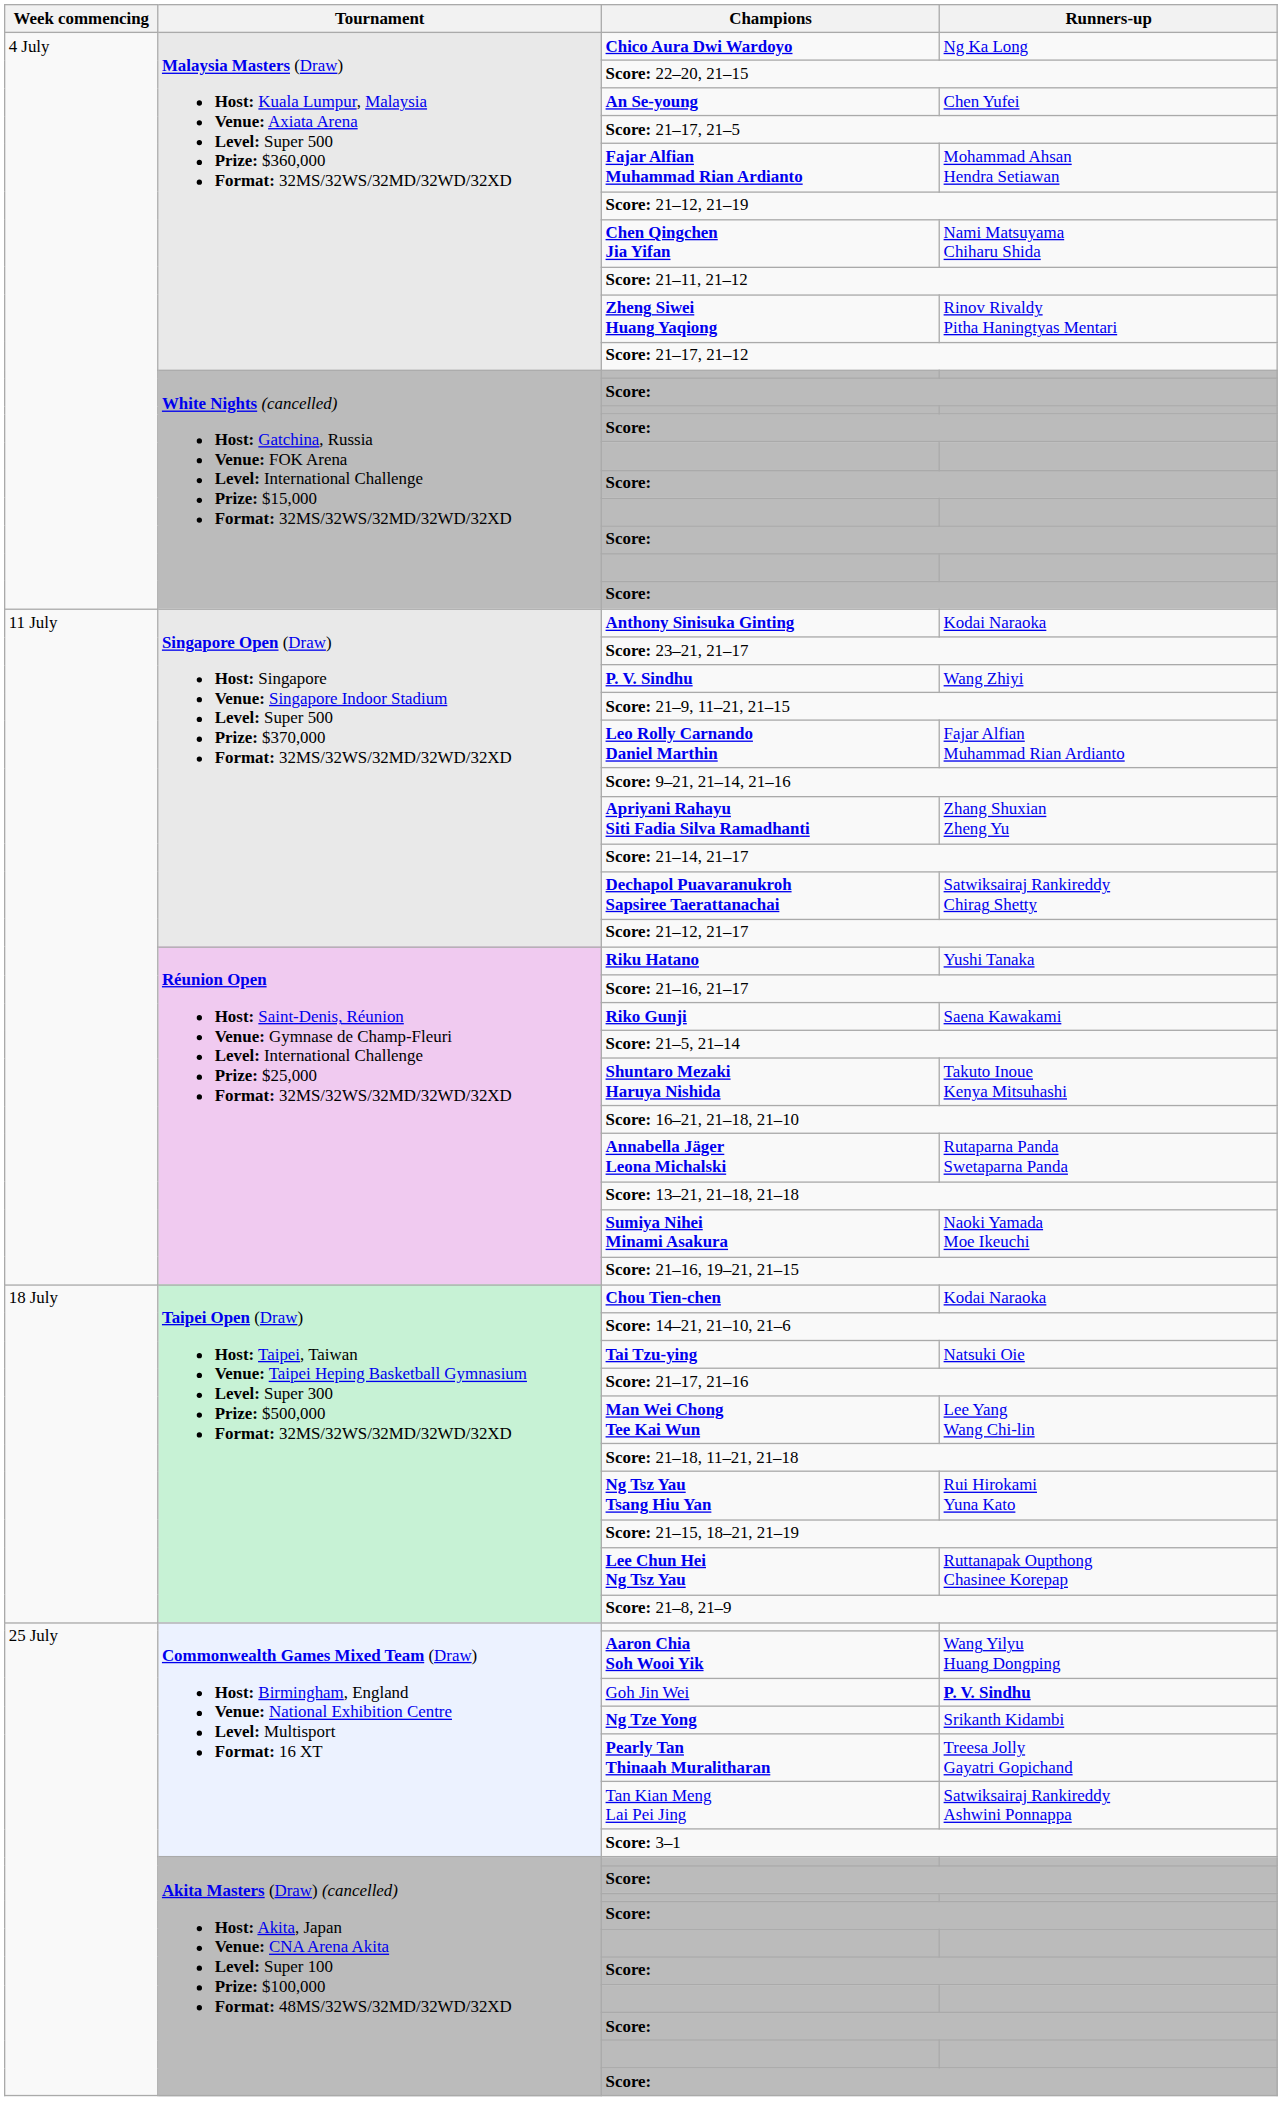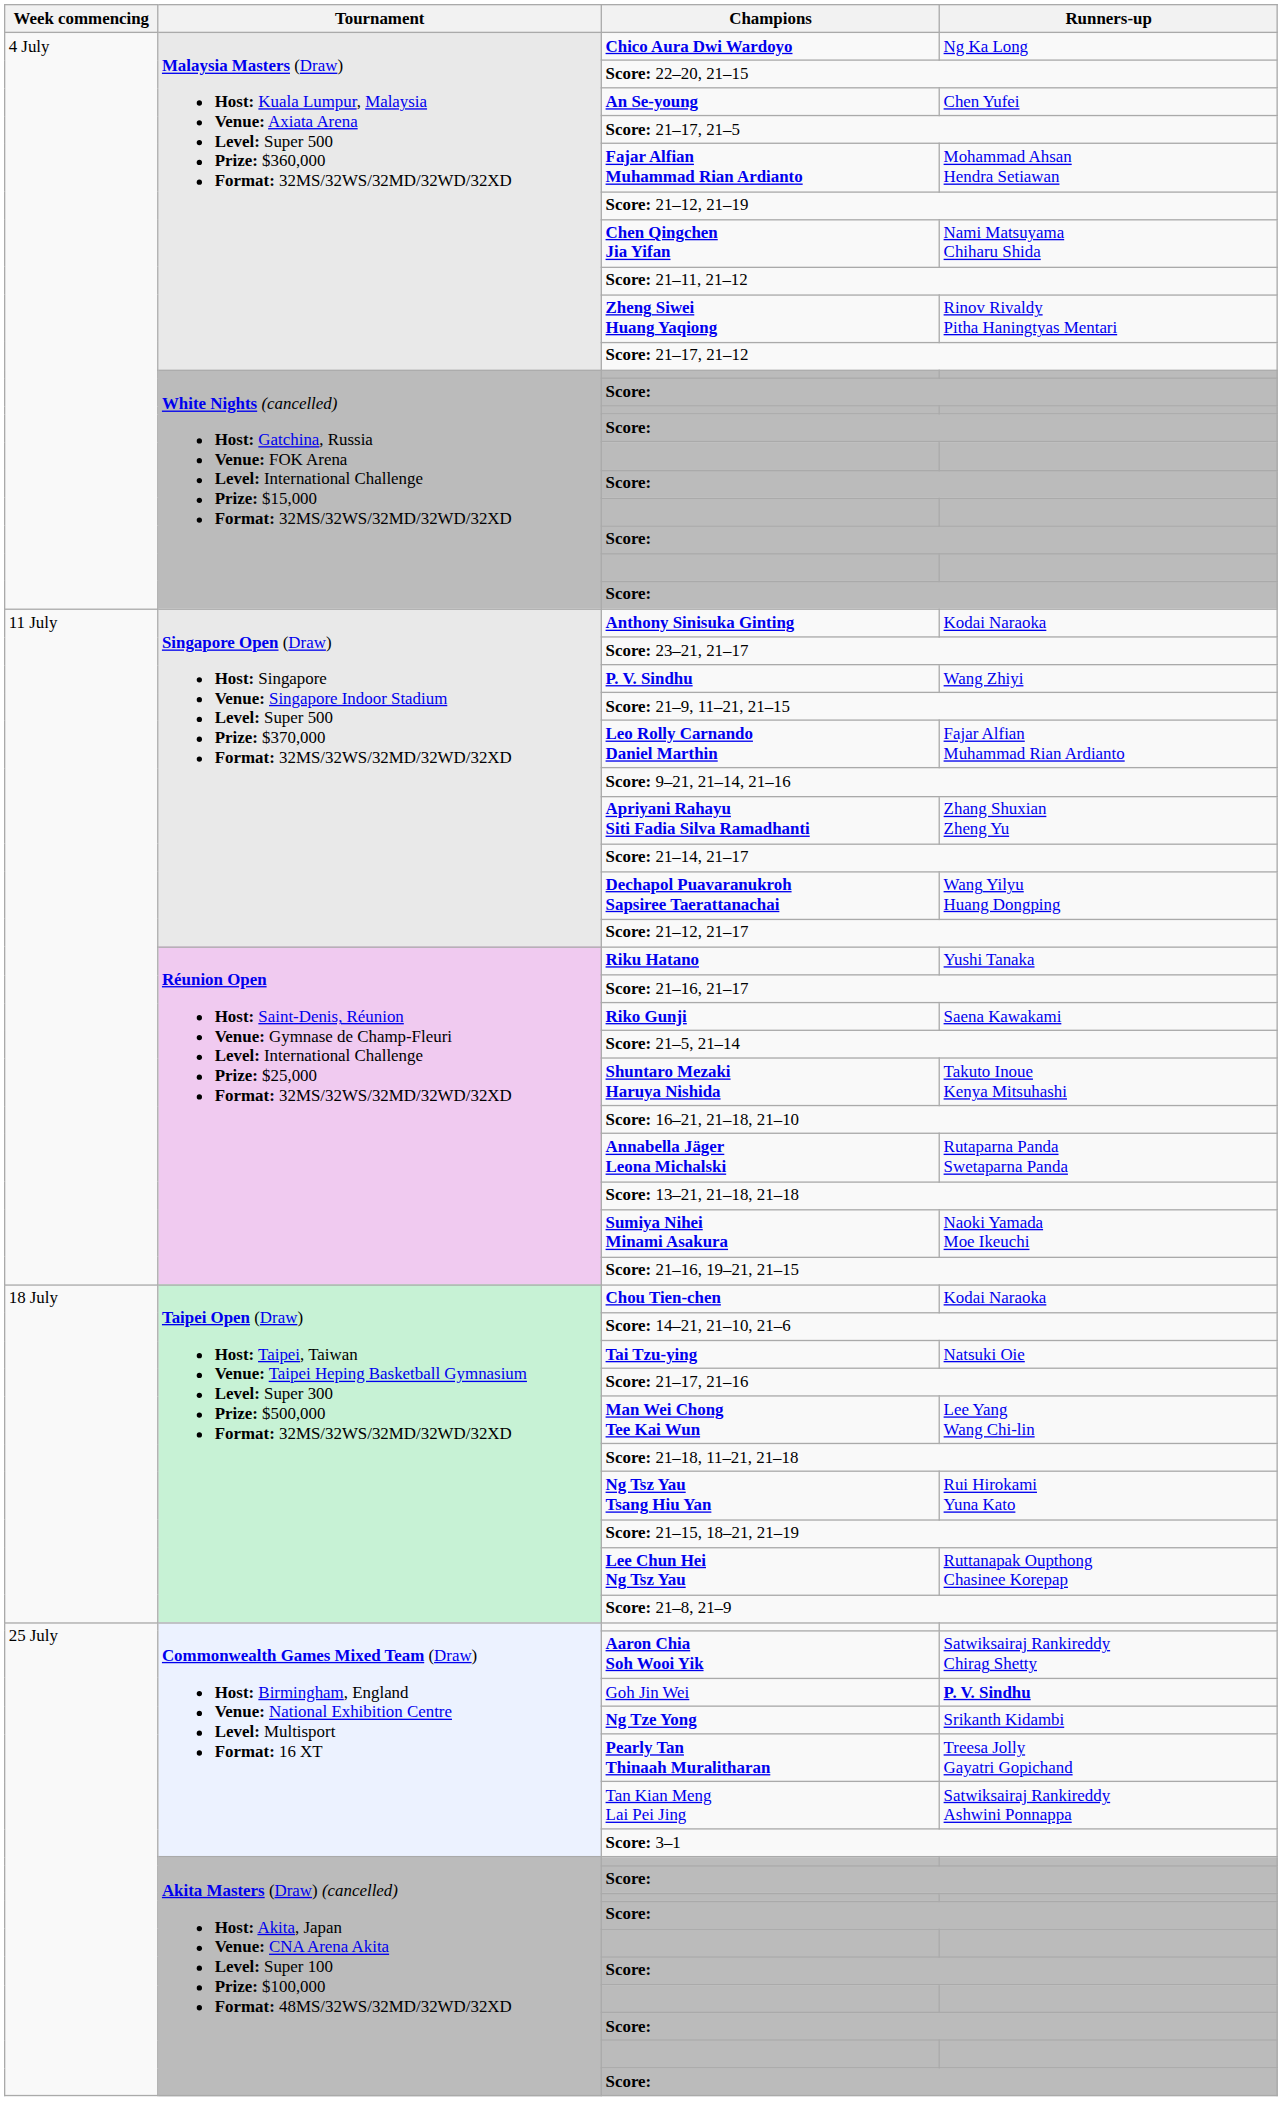(1027, 894) Satwiksairaj Rankireddy Chirag Shetty -> (1002, 894) Wang Yilyu Huang Dongping
(1002, 1654) Wang Yilyu Huang Dongping -> (1027, 1654) Satwiksairaj Rankireddy Chirag Shetty
